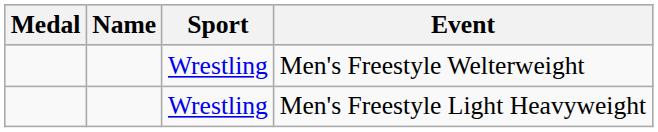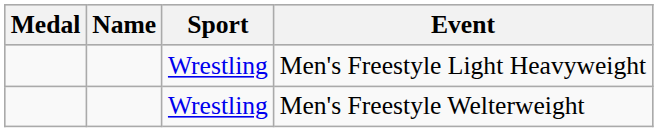rows swapped: (432, 65) <-> (463, 106)
